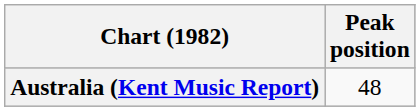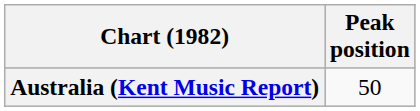(370, 86) 48 -> (370, 86) 50
